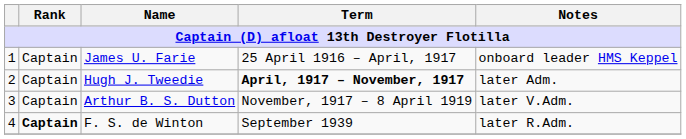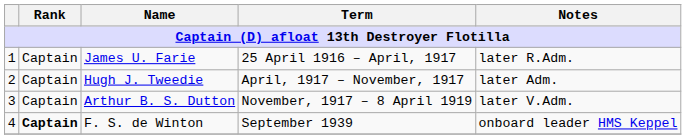(578, 59) onboard leader HMS Keppel -> (526, 59) later R.Adm.
(353, 80) bold -> (353, 80) normal
(526, 123) later R.Adm. -> (578, 123) onboard leader HMS Keppel
